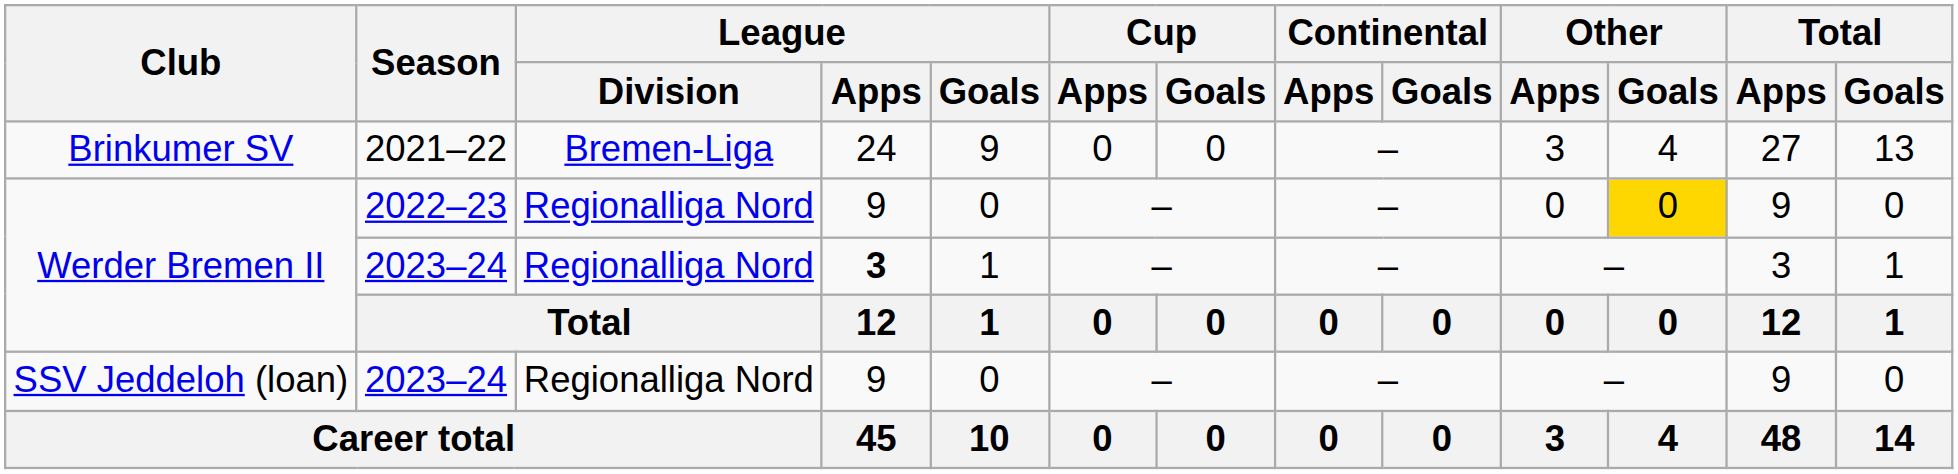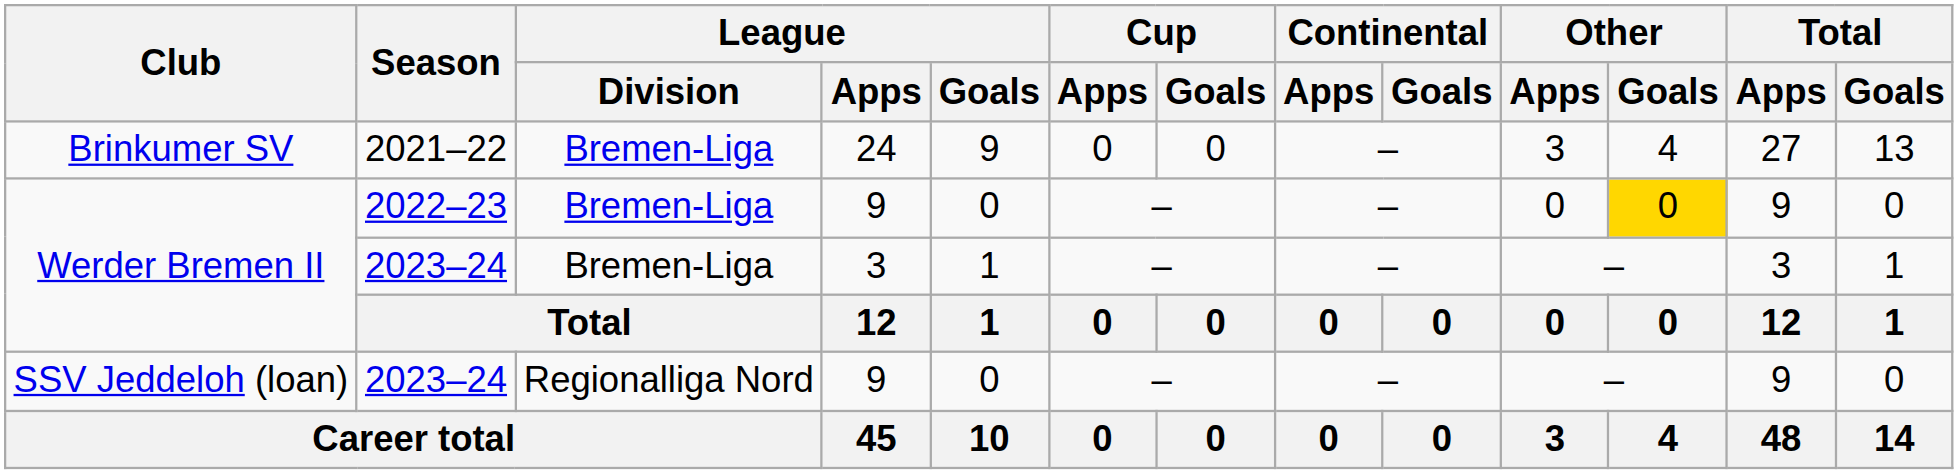(669, 206) Regionalliga Nord -> (669, 206) Bremen-Liga
(669, 264) Regionalliga Nord -> (669, 264) Bremen-Liga
(876, 264) bold -> (876, 264) normal
